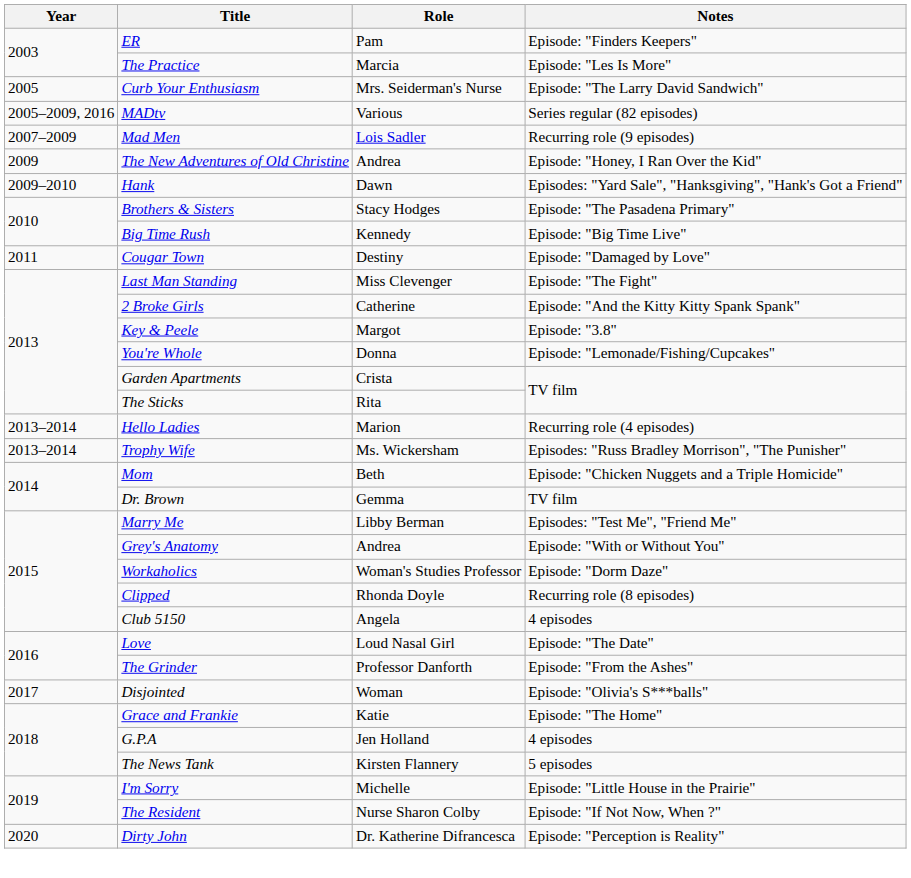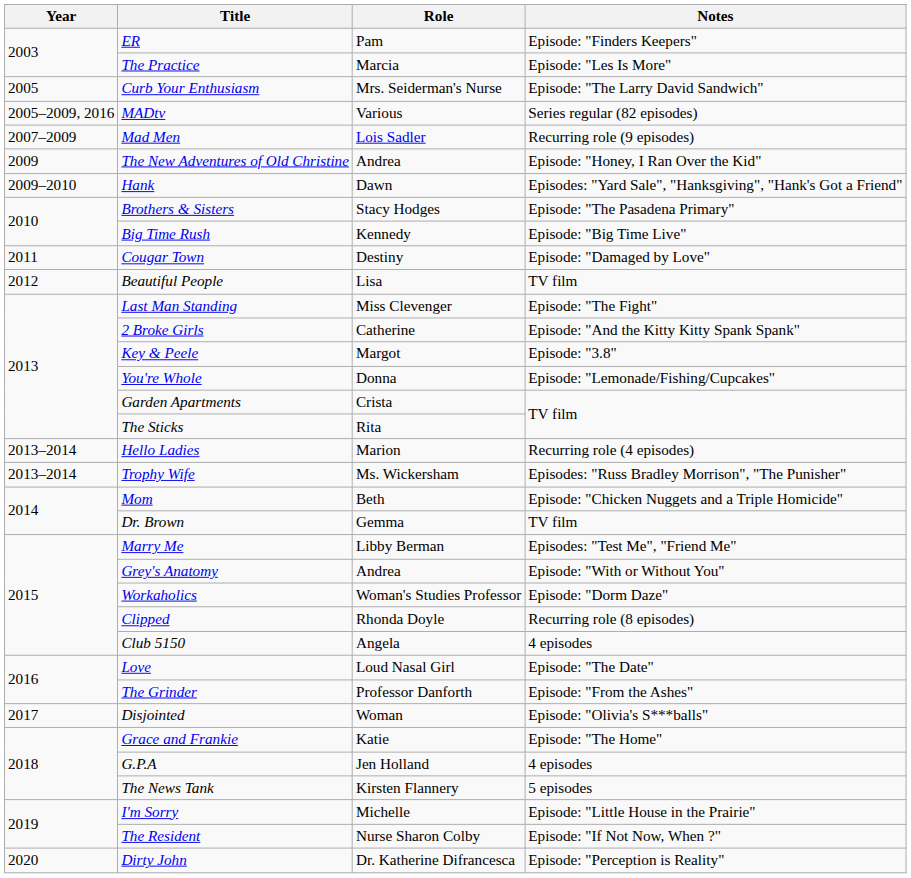+ row: (172, 281)
